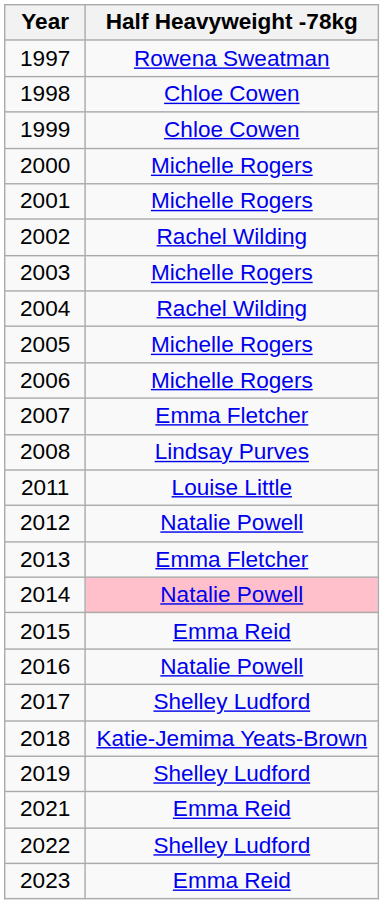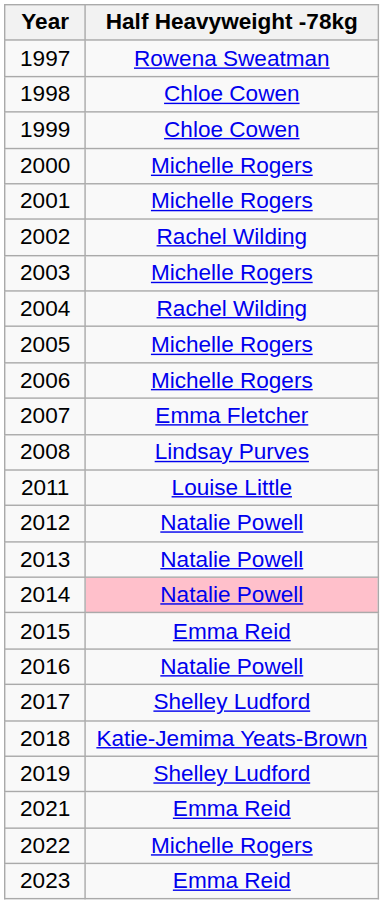(232, 559) Emma Fletcher -> (232, 559) Natalie Powell
(232, 845) Shelley Ludford -> (232, 845) Michelle Rogers
